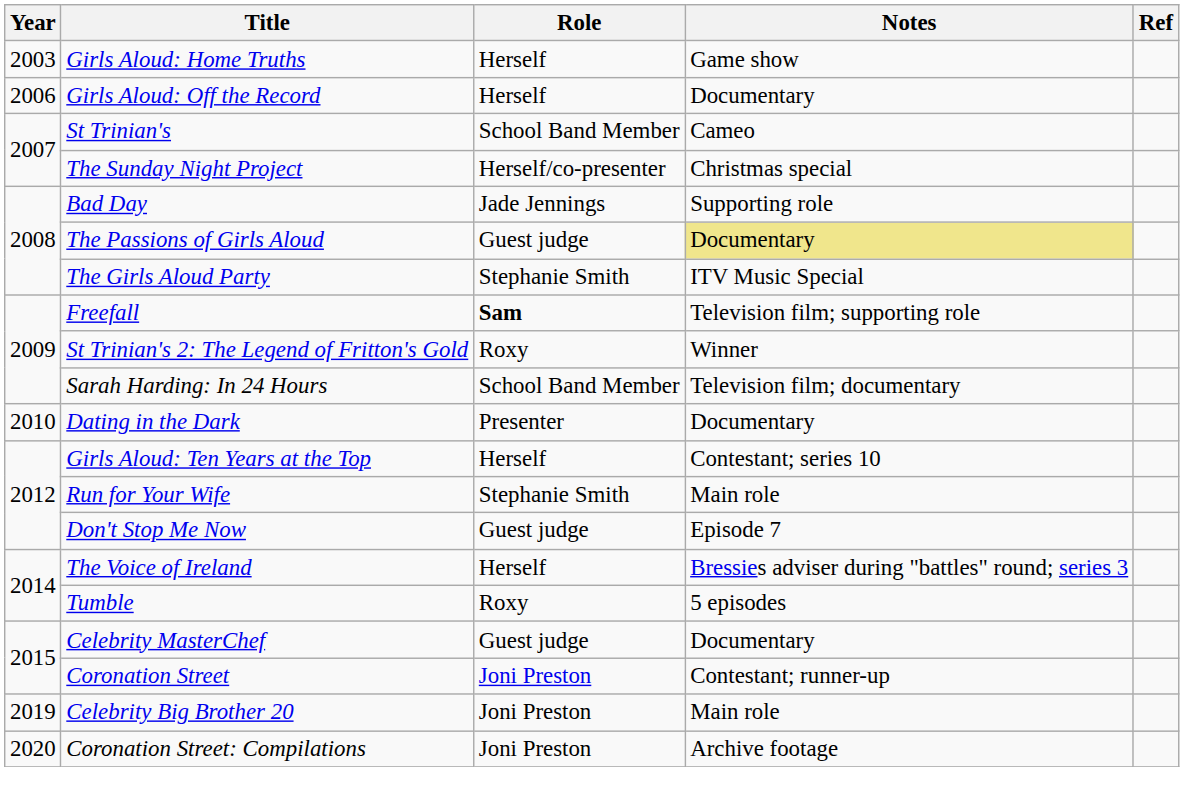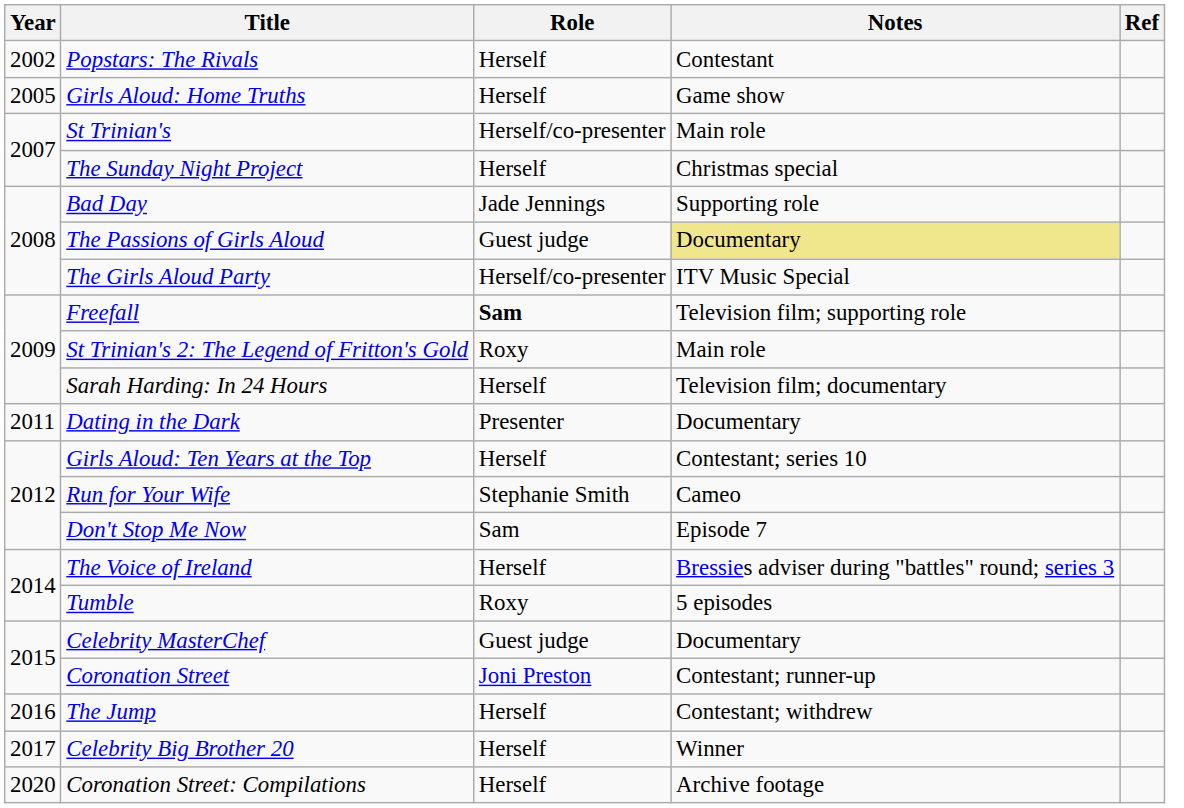+ row: (162, 58)
(33, 58) 2003 -> (33, 95) 2005
- row: (193, 95)
(579, 131) School Band Member -> (572, 131) Herself/co-presenter
(723, 131) Cameo -> (721, 131) Main role
(572, 167) Herself/co-presenter -> (512, 167) Herself
(554, 276) Stephanie Smith -> (572, 276) Herself/co-presenter
(724, 349) Winner -> (721, 349) Main role
(579, 385) School Band Member -> (512, 385) Herself
(33, 421) 2010 -> (32, 421) 2011
(735, 494) Main role -> (709, 494) Cameo
(534, 530) Guest judge -> (499, 530) Sam
+ row: (111, 712)
(33, 712) 2019 -> (33, 748) 2017
(535, 712) Joni Preston -> (512, 748) Herself
(735, 712) Main role -> (710, 748) Winner
(535, 748) Joni Preston -> (512, 784) Herself
